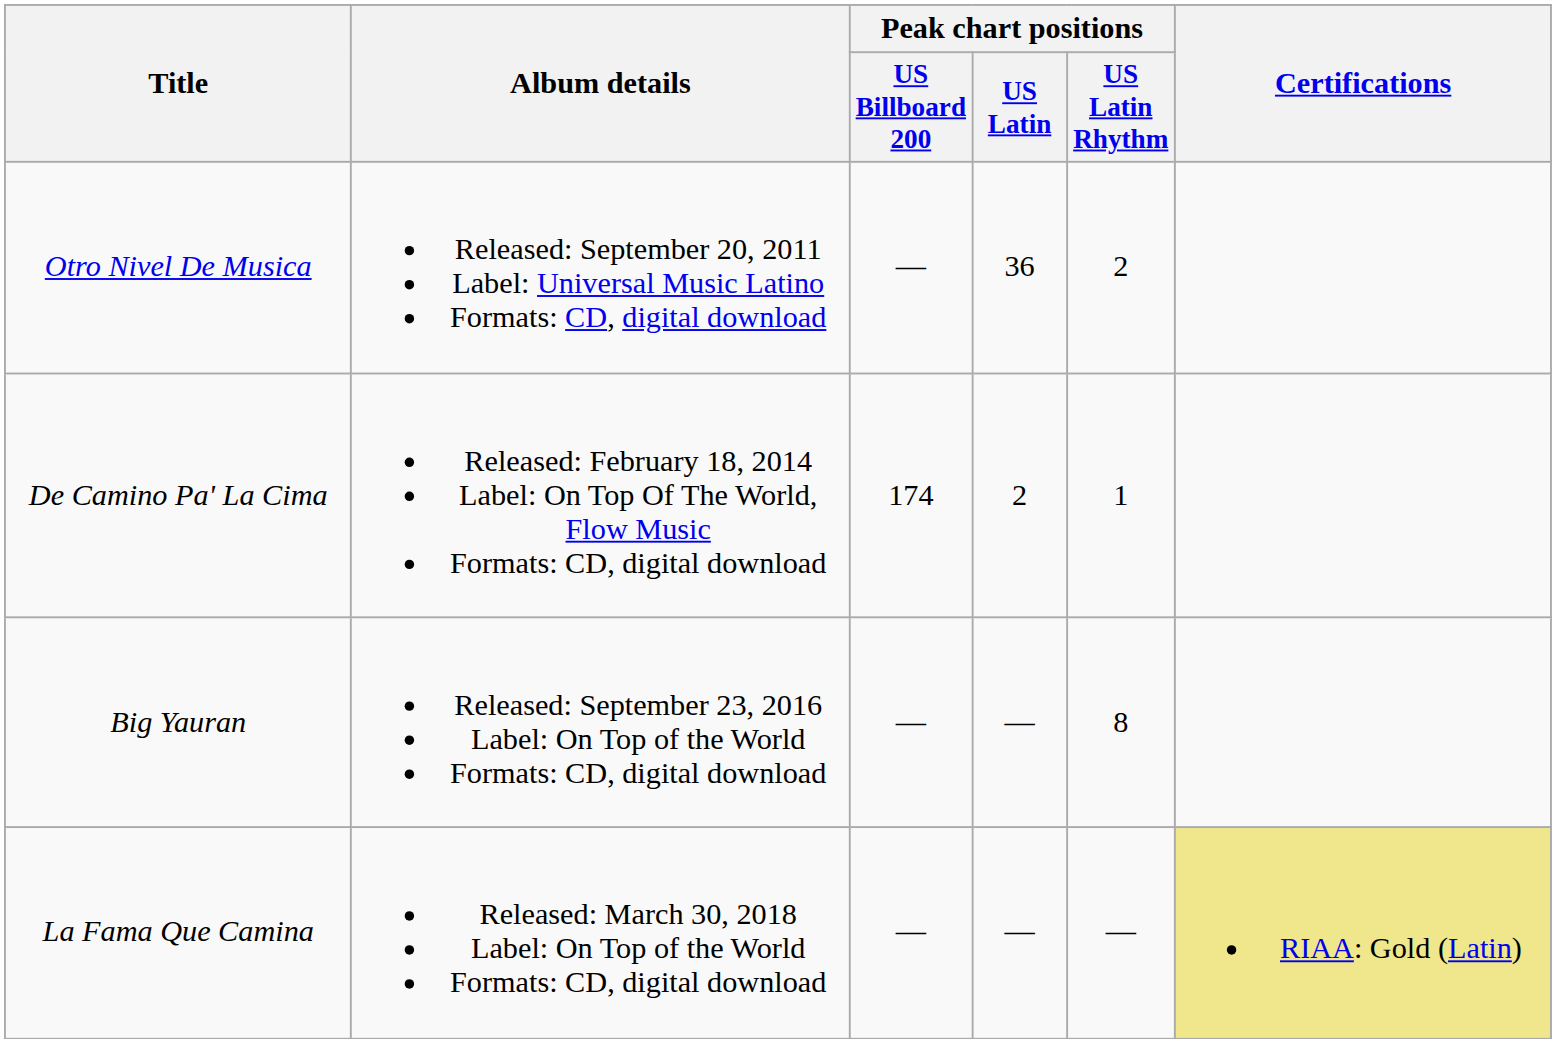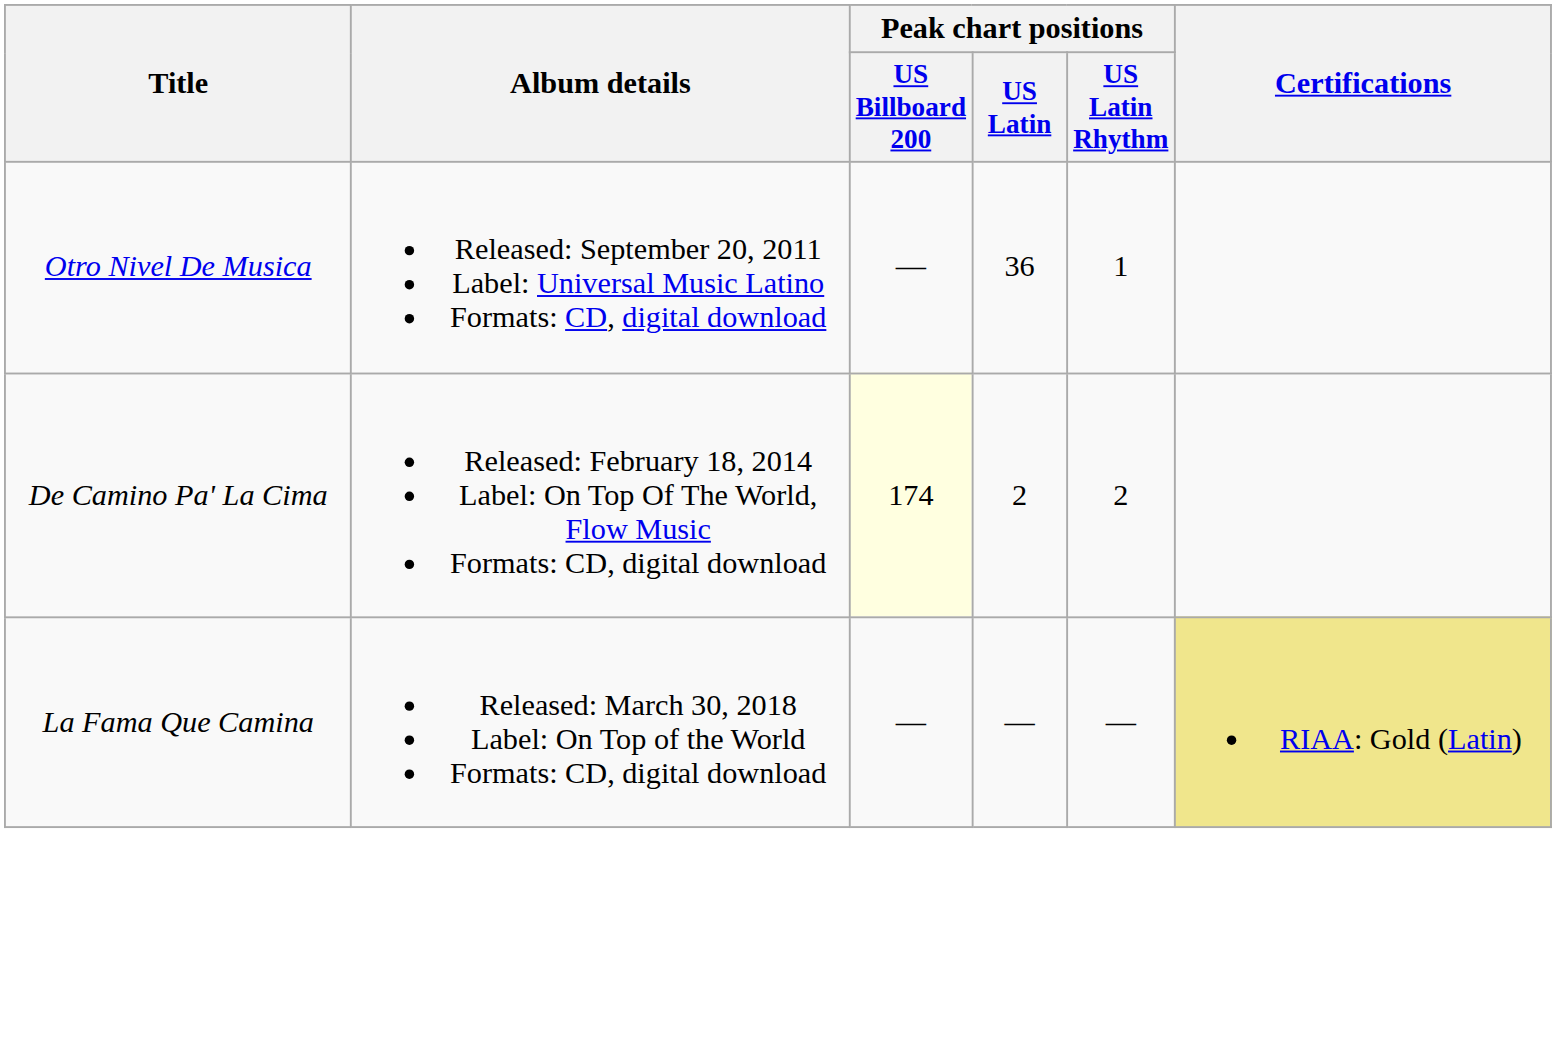(1121, 266) 2 -> (1121, 266) 1
(911, 494) no background -> (911, 494) lightyellow background
(1121, 494) 1 -> (1121, 494) 2
- row: (178, 721)
